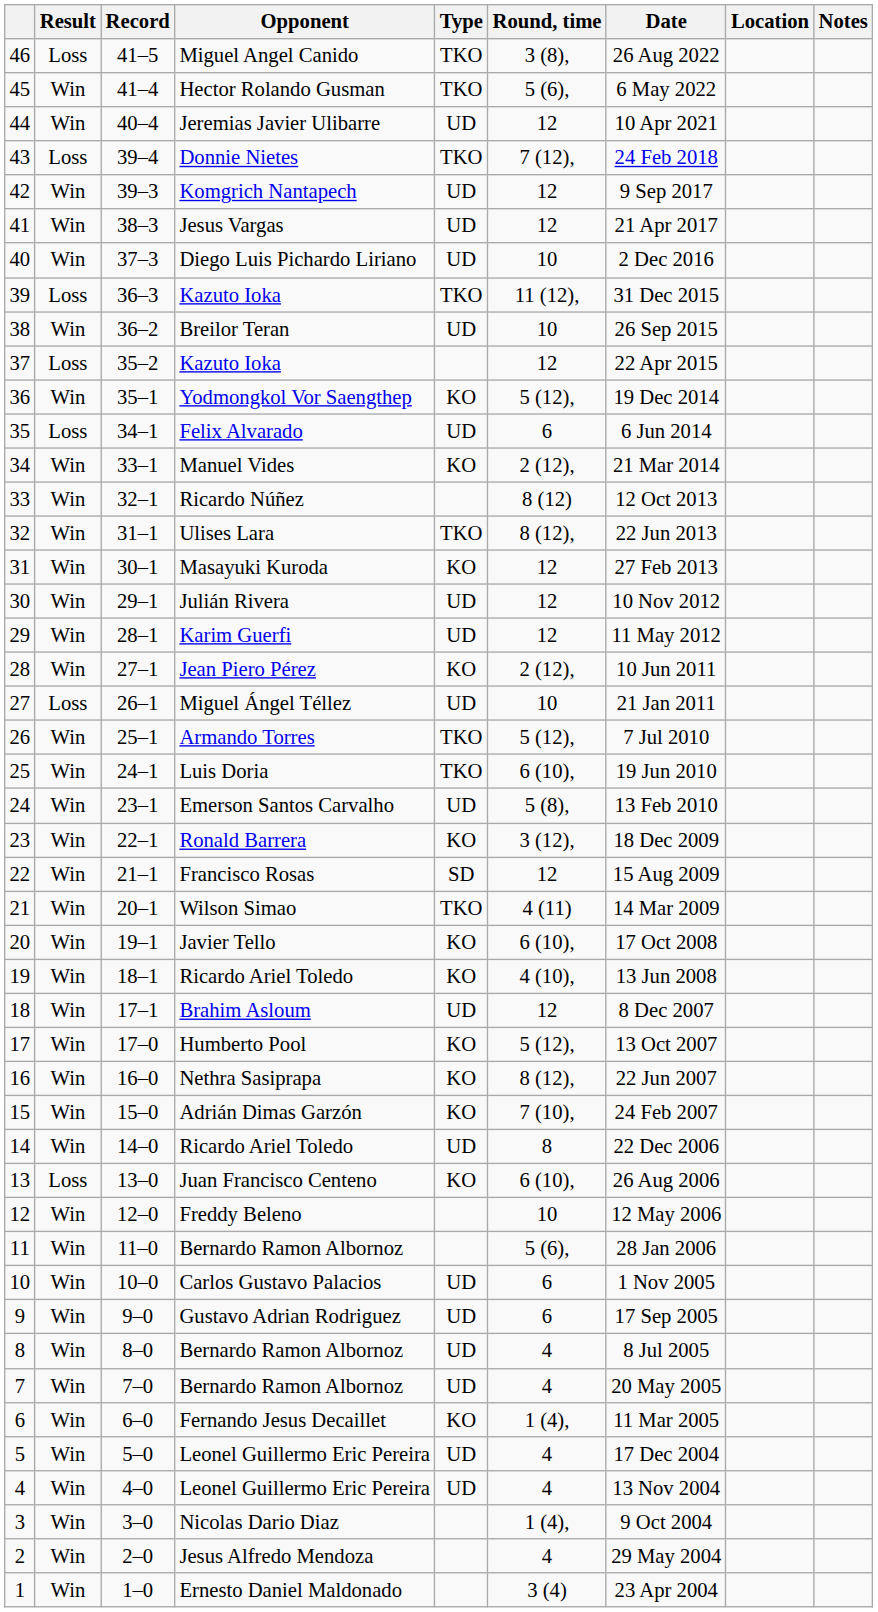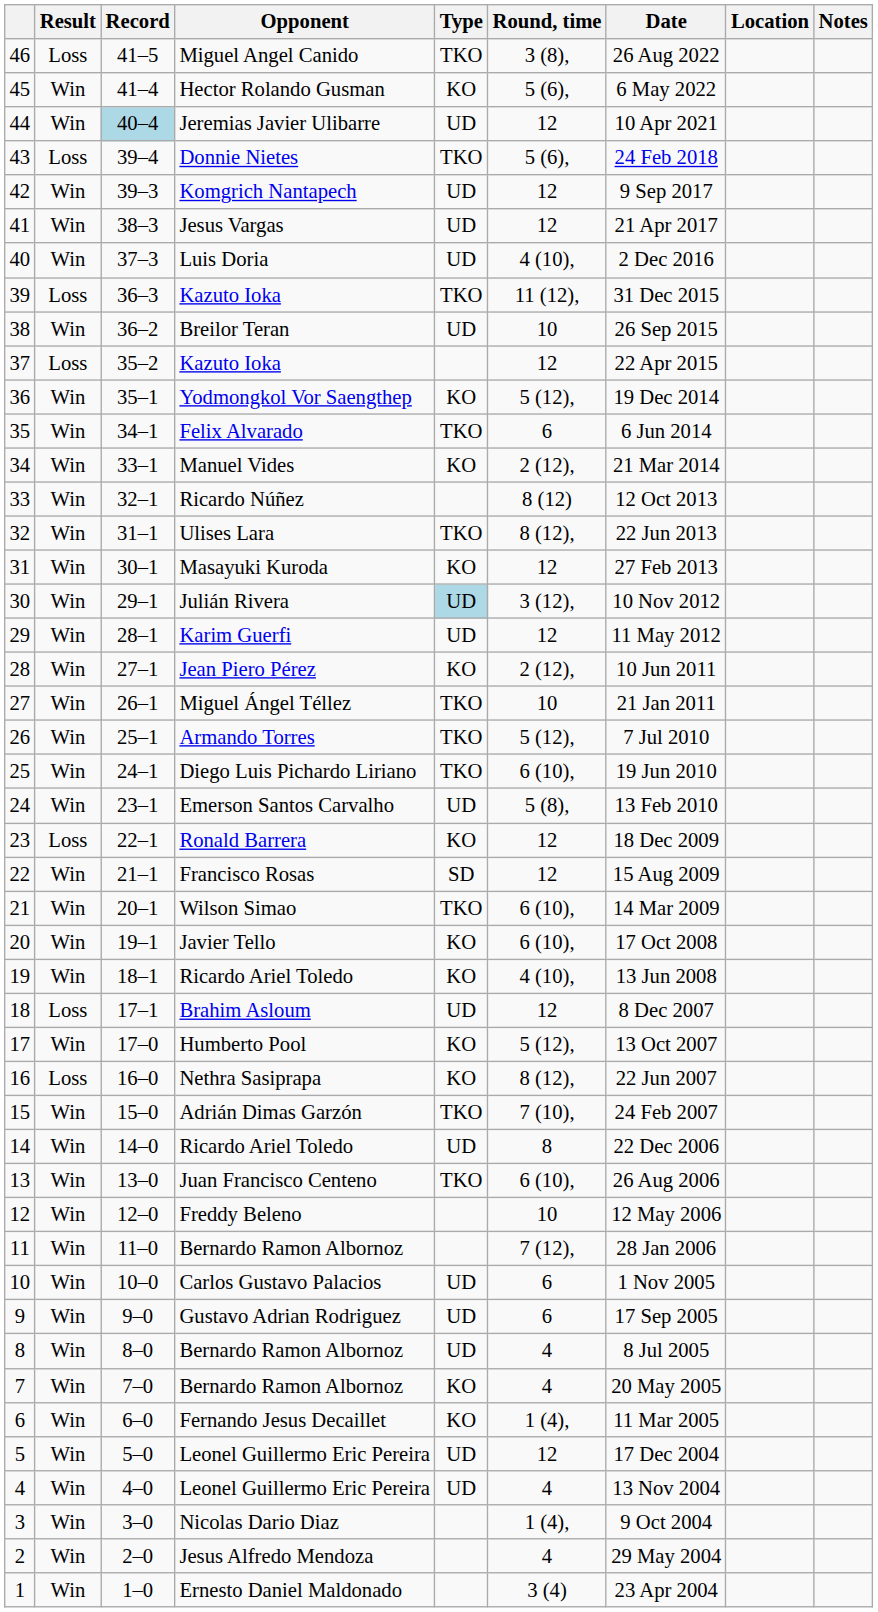(461, 89) TKO -> (461, 89) KO
(138, 123) no background -> (138, 123) lightblue background
(547, 158) 7 (12), -> (547, 158) 5 (6),
(298, 260) Diego Luis Pichardo Liriano -> (224, 260) Luis Doria
(547, 260) 10 -> (547, 260) 4 (10),
(68, 430) Loss -> (68, 430) Win
(461, 430) UD -> (461, 430) TKO
(461, 601) no background -> (461, 601) lightblue background
(547, 601) 12 -> (547, 601) 3 (12),
(68, 703) Loss -> (68, 703) Win
(461, 703) UD -> (461, 703) TKO
(224, 771) Luis Doria -> (298, 771) Diego Luis Pichardo Liriano
(68, 839) Win -> (68, 839) Loss
(547, 839) 3 (12), -> (547, 839) 12
(547, 907) 4 (11) -> (547, 907) 6 (10),
(68, 1010) Win -> (68, 1010) Loss
(68, 1078) Win -> (68, 1078) Loss
(461, 1112) KO -> (461, 1112) TKO
(68, 1180) Loss -> (68, 1180) Win
(461, 1180) KO -> (461, 1180) TKO
(547, 1248) 5 (6), -> (547, 1248) 7 (12),
(461, 1385) UD -> (461, 1385) KO
(547, 1453) 4 -> (547, 1453) 12
